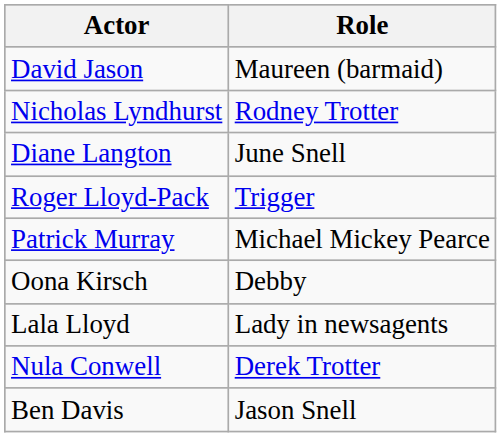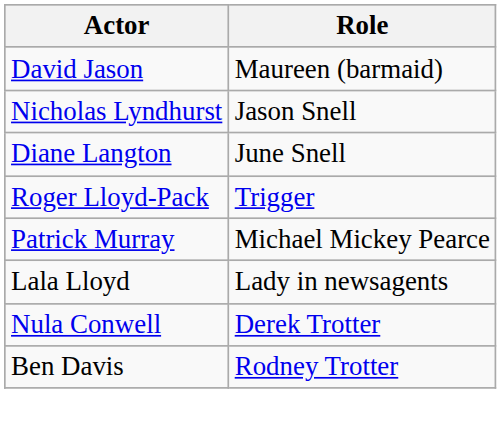(316, 111) Rodney Trotter -> (296, 111) Jason Snell
- row: (79, 281)
(296, 409) Jason Snell -> (316, 366) Rodney Trotter
